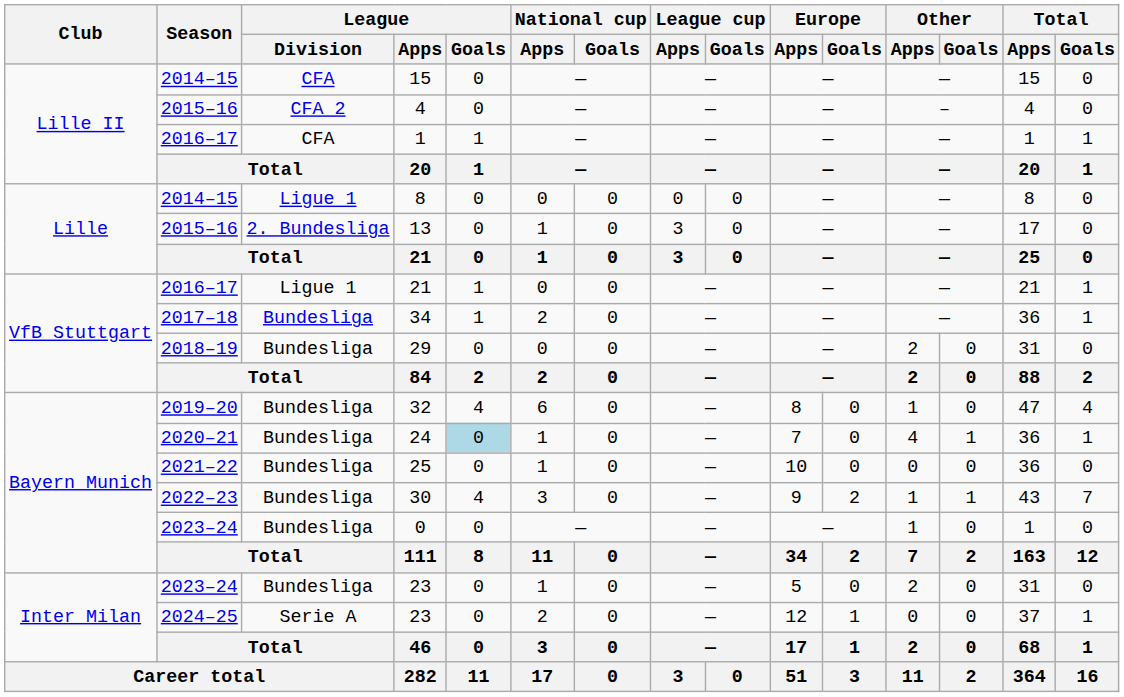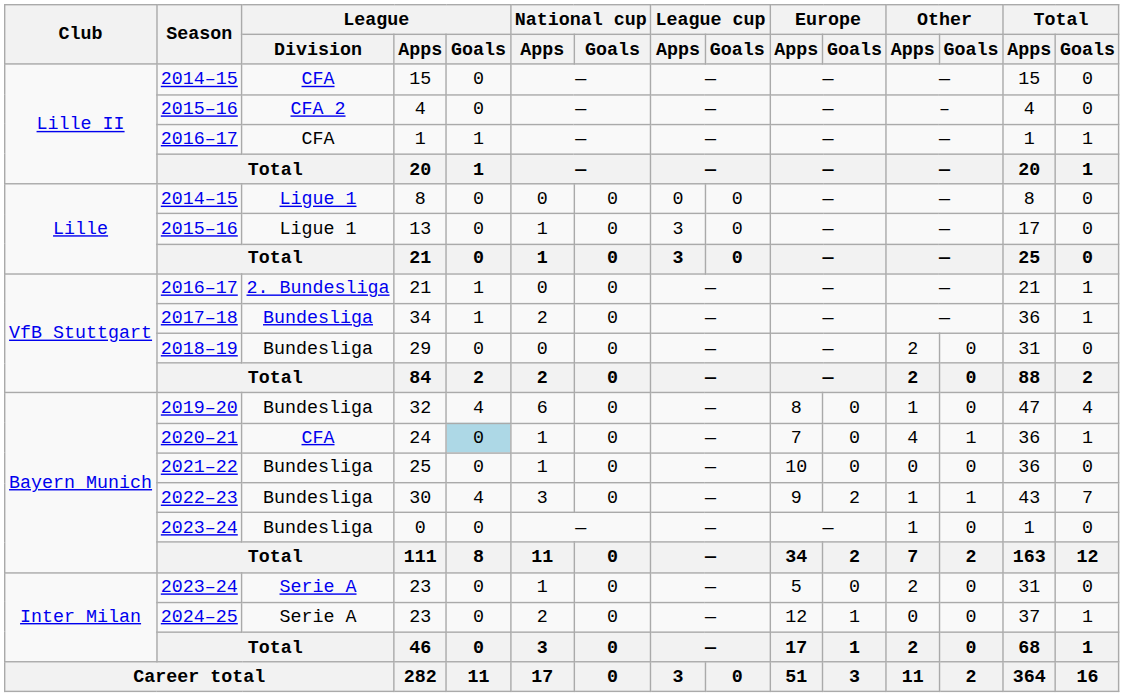(318, 229) 2. Bundesliga -> (318, 229) Ligue 1
(318, 289) Ligue 1 -> (318, 289) 2. Bundesliga
(318, 438) Bundesliga -> (318, 438) CFA
(318, 587) Bundesliga -> (318, 587) Serie A
